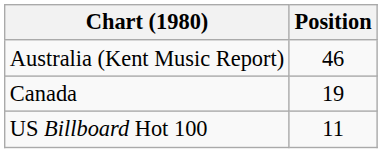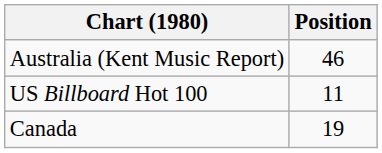rows swapped: (43, 93) <-> (109, 128)
